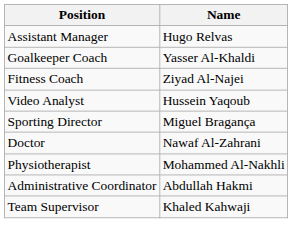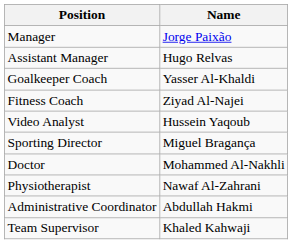+ row: (31, 36)
(212, 143) Nawaf Al-Zahrani -> (224, 164) Mohammed Al-Nakhli
(224, 164) Mohammed Al-Nakhli -> (212, 185) Nawaf Al-Zahrani
